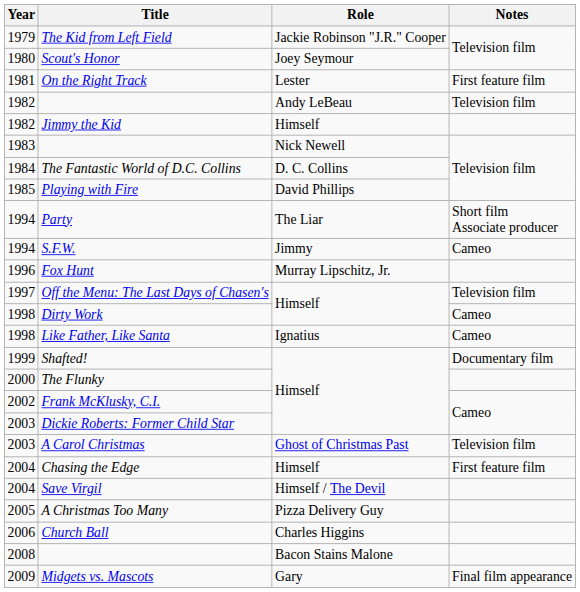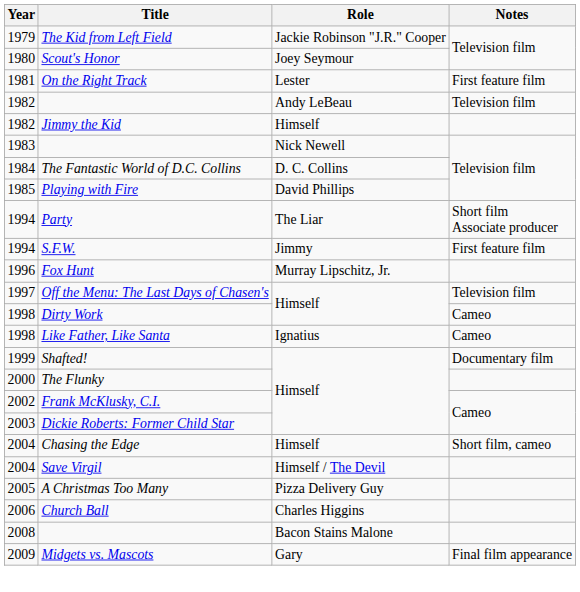(472, 249) Cameo -> (499, 249) First feature film
- row: (21, 445)
(499, 467) First feature film -> (502, 445) Short film, cameo
